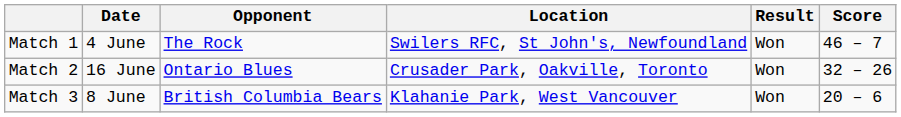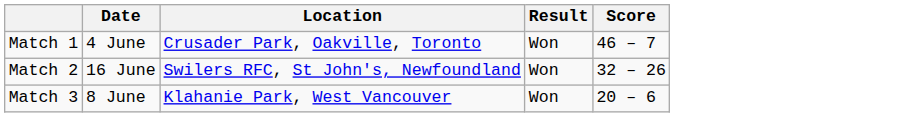- column: (273, 18)
(569, 45) Swilers RFC, St John's, Newfoundland -> (322, 45) Crusader Park, Oakville, Toronto
(549, 72) Crusader Park, Oakville, Toronto -> (342, 72) Swilers RFC, St John's, Newfoundland
